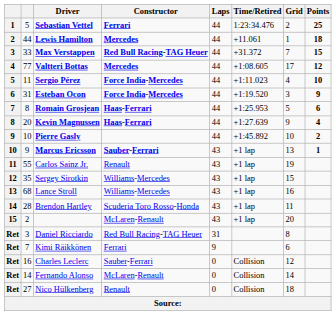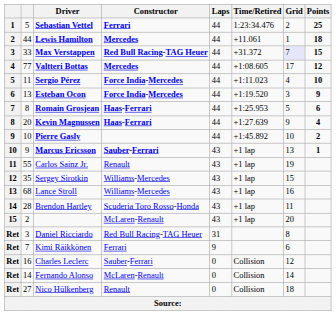(288, 52) no background -> (288, 52) lavender background
(27, 94) 31 -> (27, 94) 13
